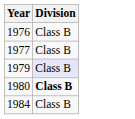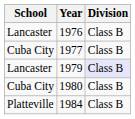+ column: (31, 13)
(54, 86) bold -> (105, 86) normal
